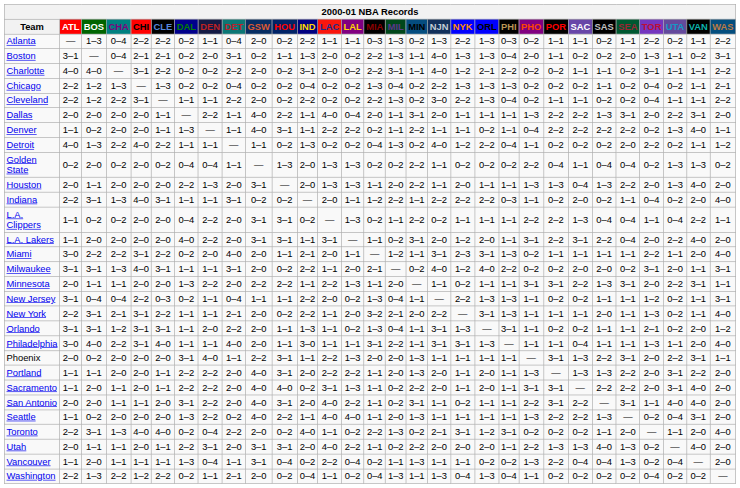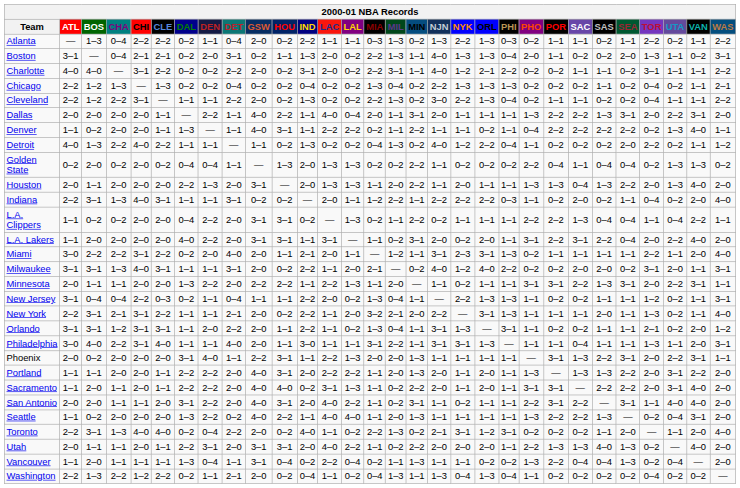(308, 101) 2–2 -> (308, 101) 1–3
(463, 240) 1–2 -> (463, 240) 0–2
(308, 329) 1–3 -> (308, 329) 2–2
(723, 343) 4–0 -> (723, 343) 3–1
